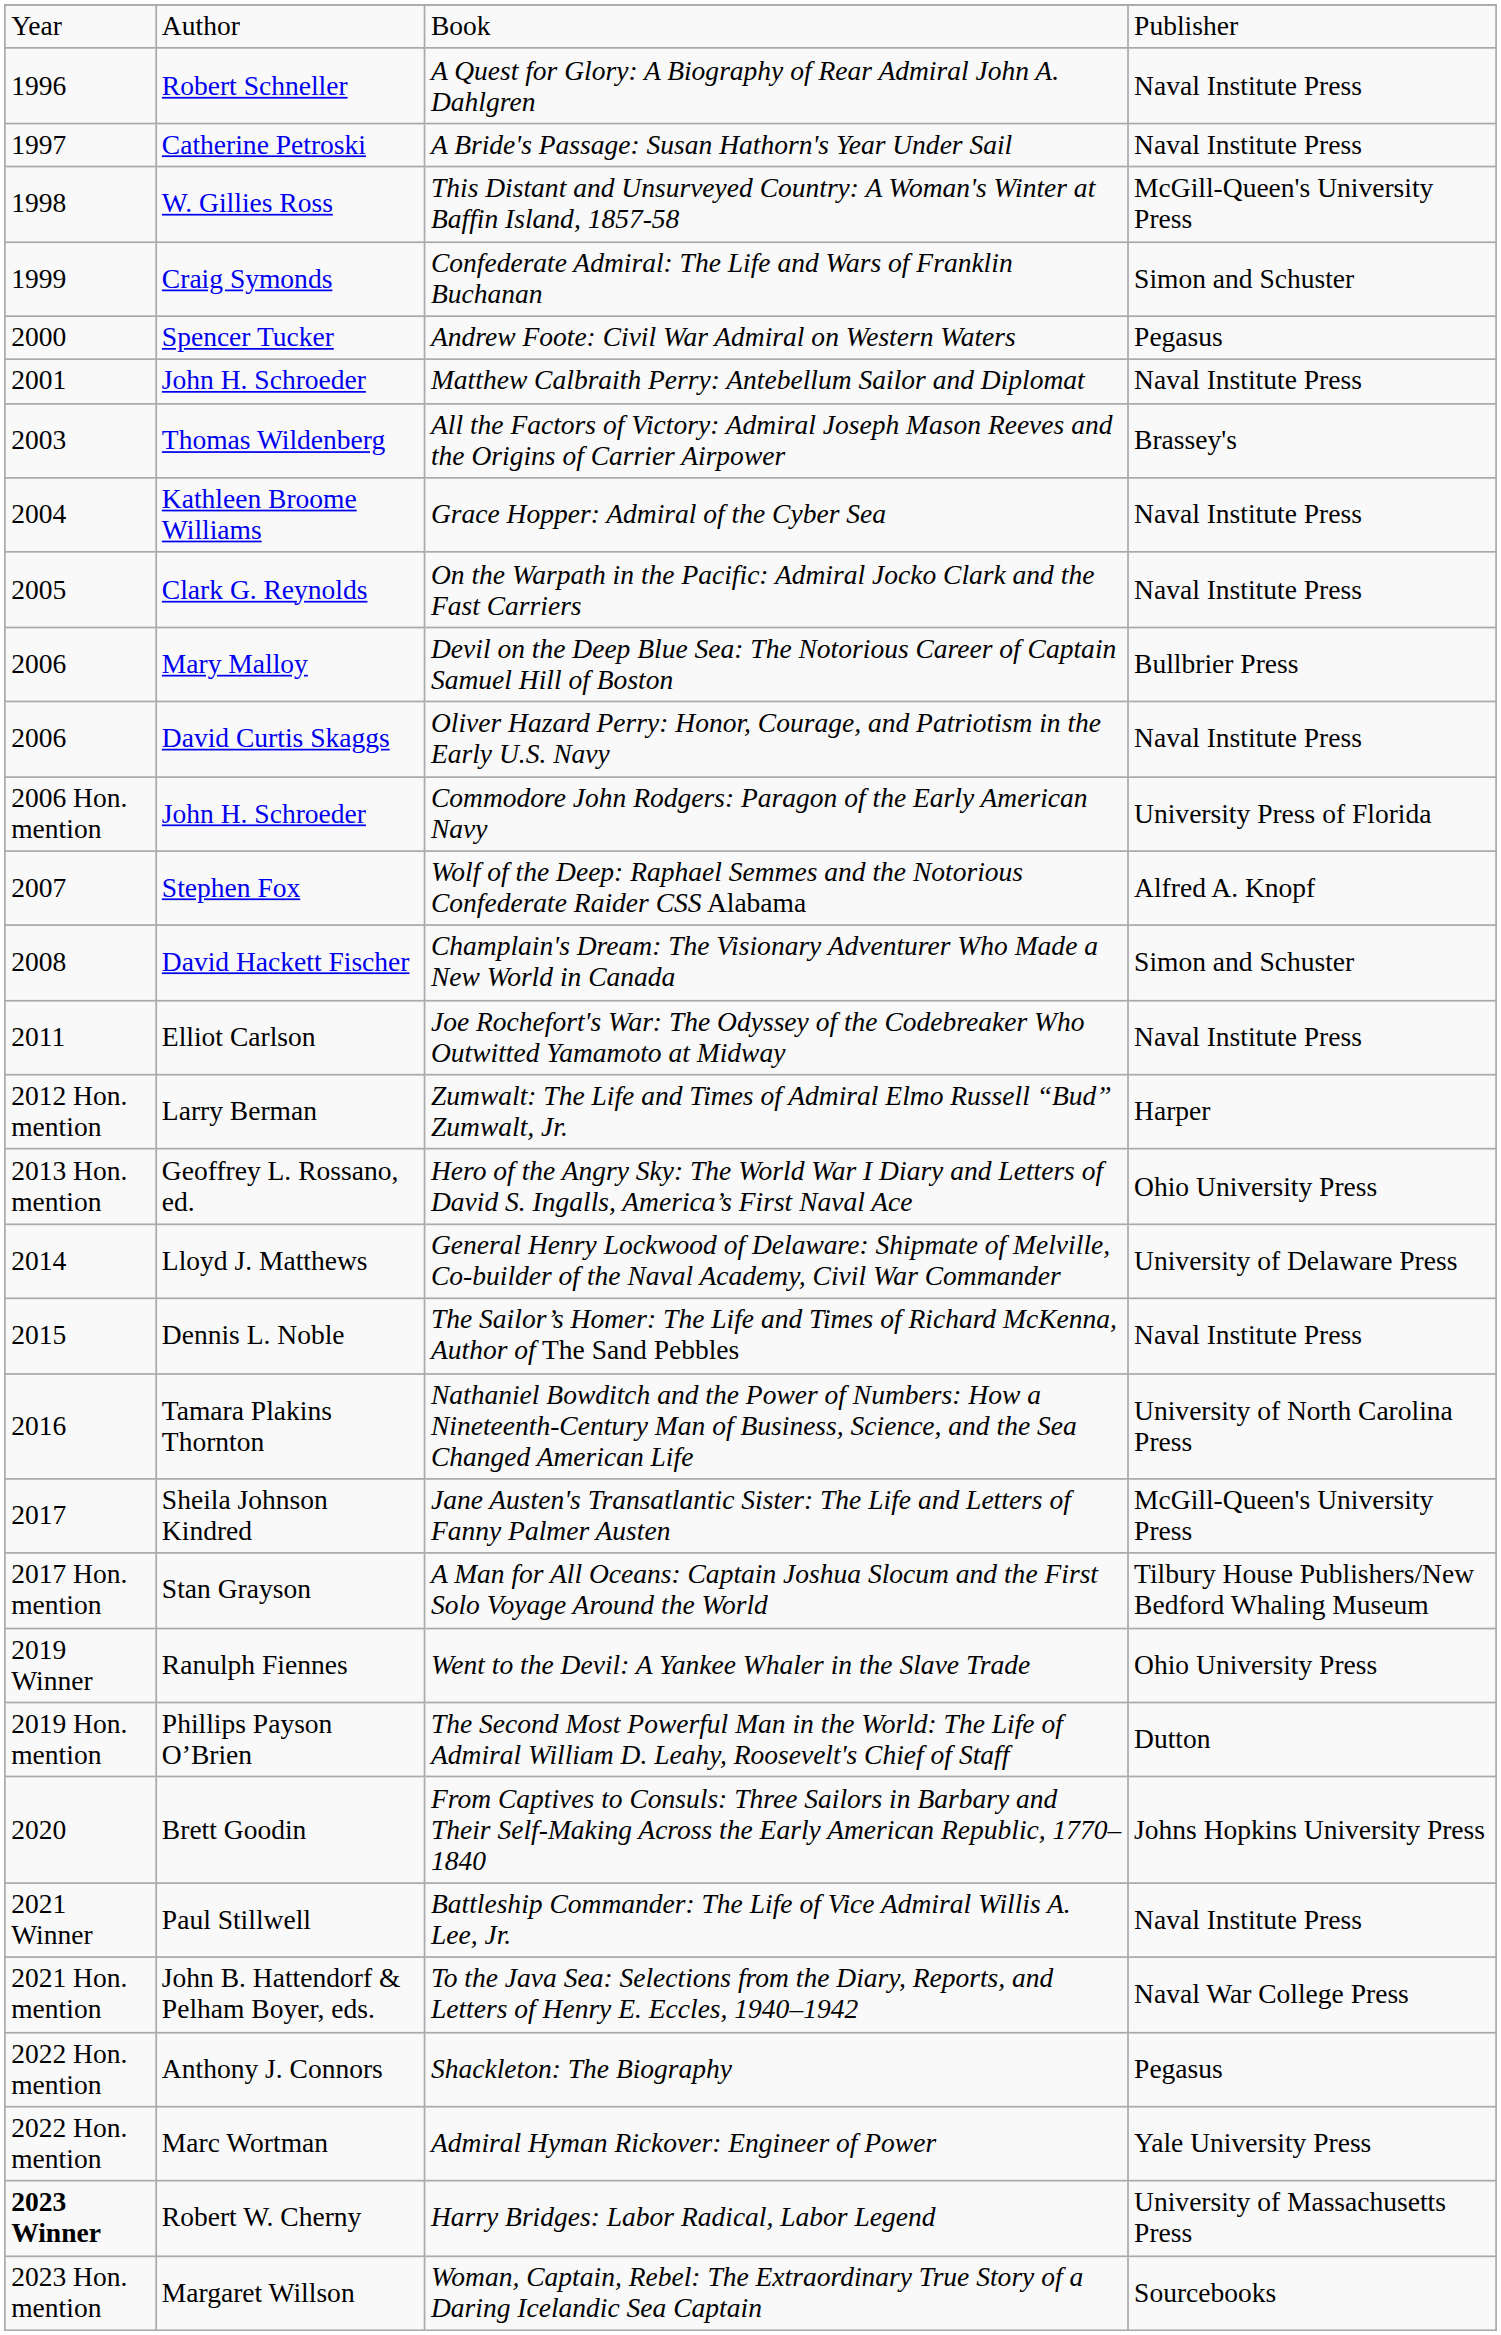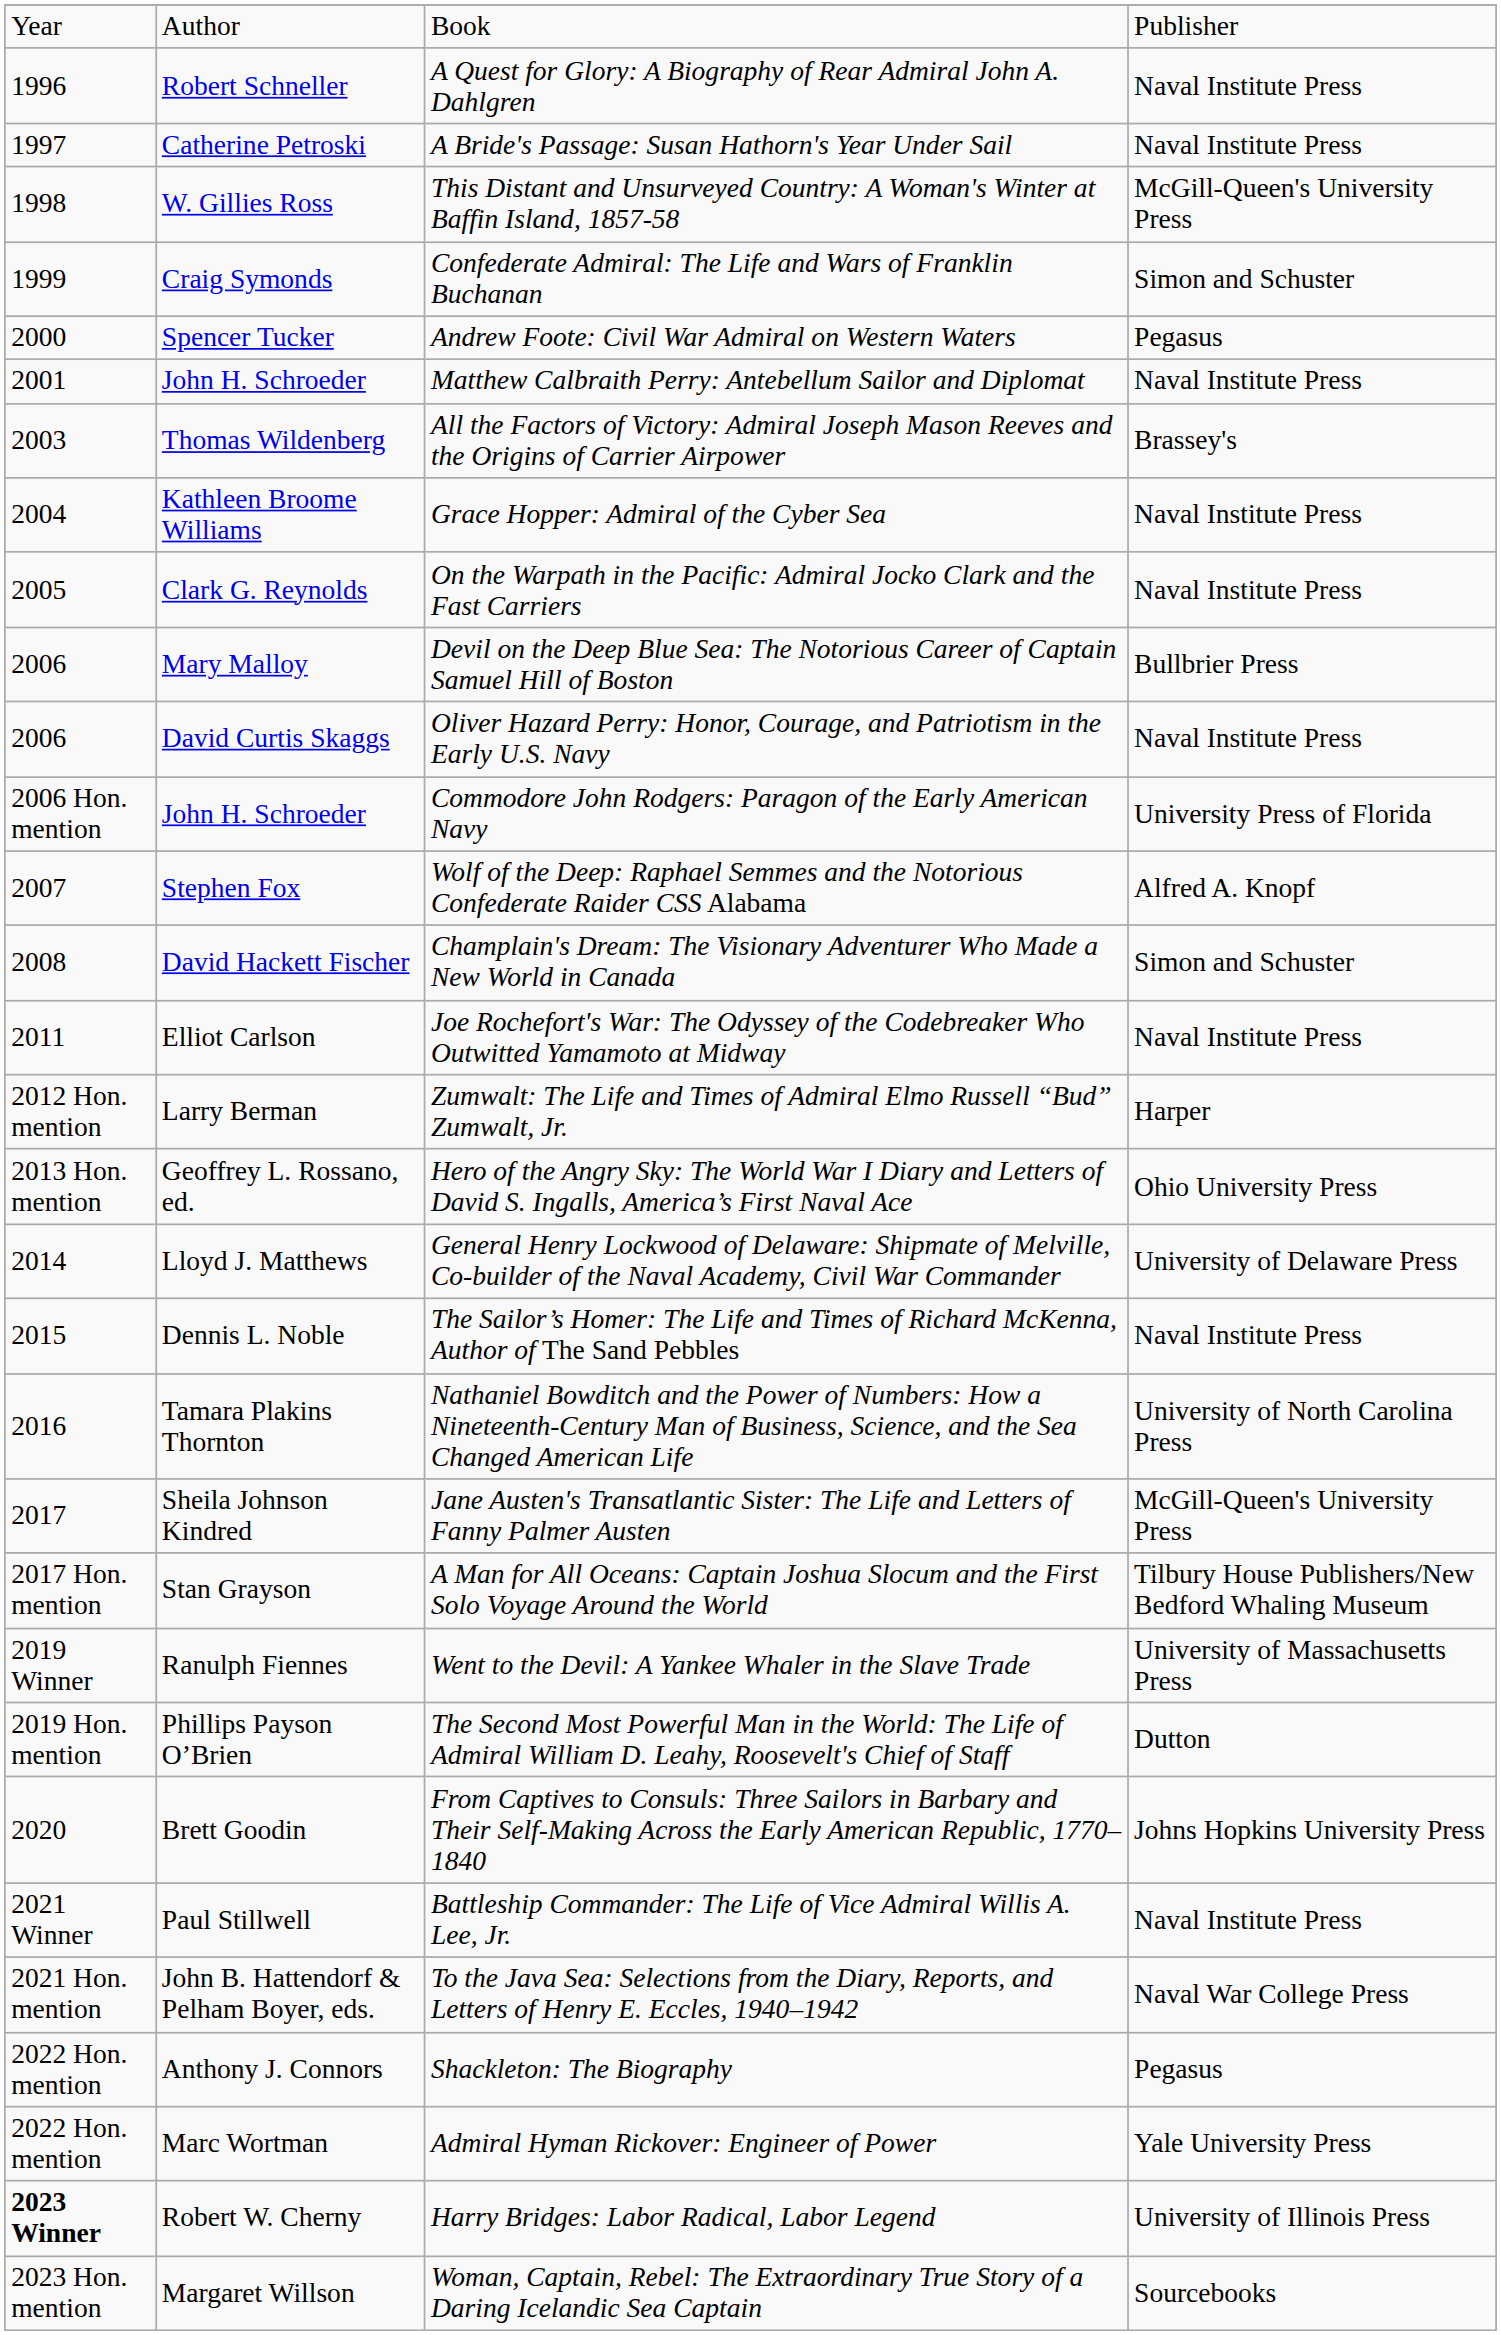(1256, 1664) Ohio University Press -> (1290, 1664) University of Massachusetts Press
(1290, 2218) University of Massachusetts Press -> (1282, 2218) University of Illinois Press
